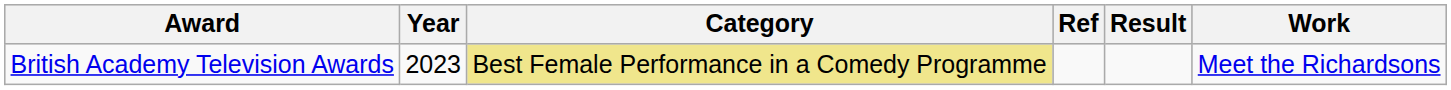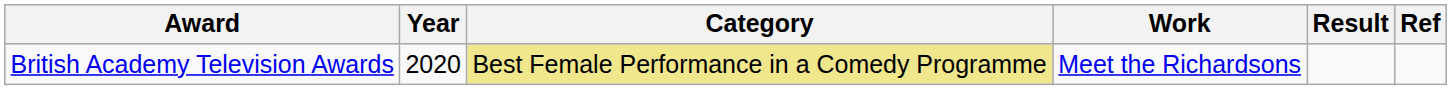columns swapped: (1319, 24) <-> (1078, 24)
(433, 63) 2023 -> (433, 63) 2020
